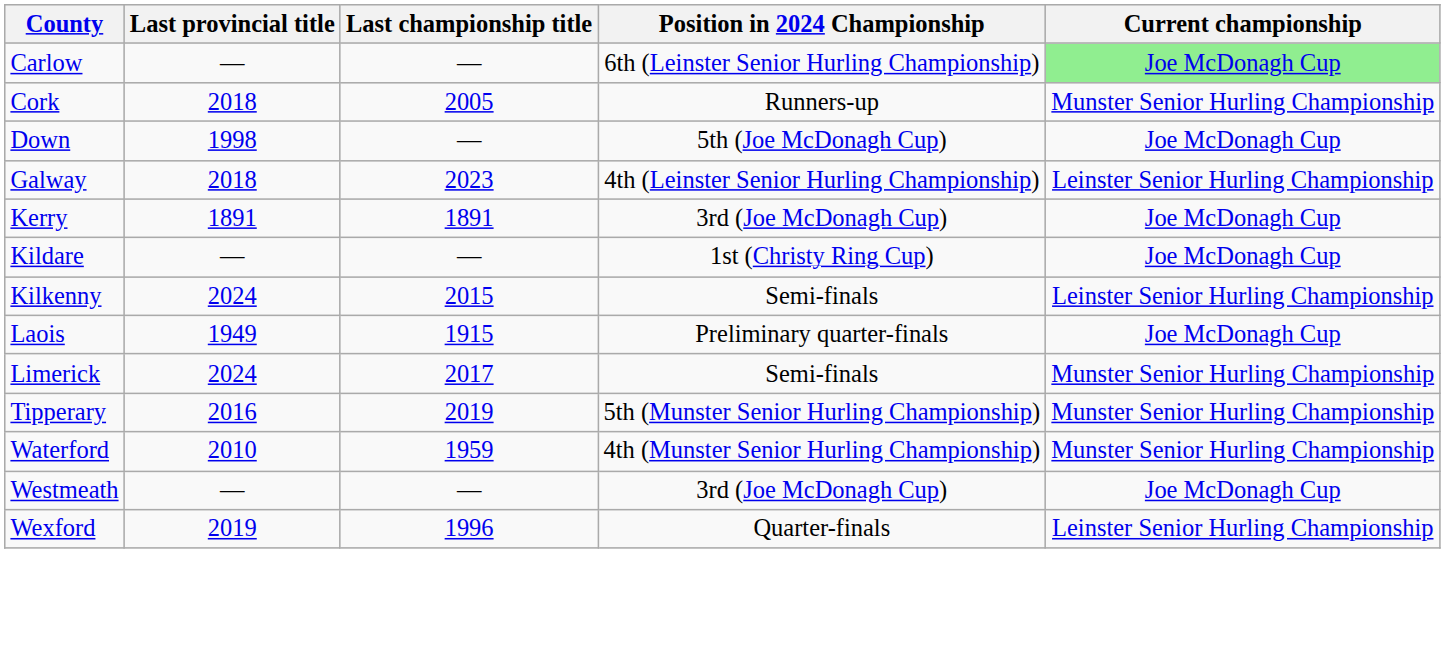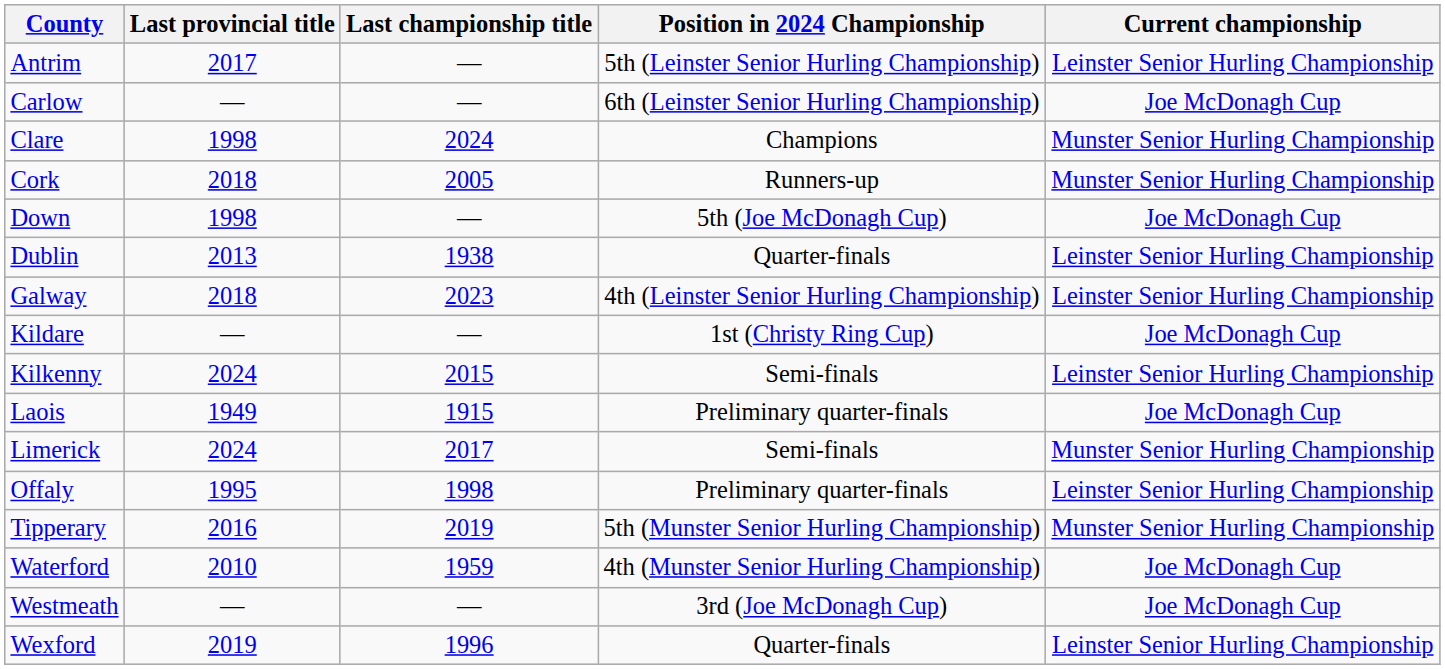+ row: (46, 62)
(1243, 62) lightgreen background -> (1243, 101) no background
+ row: (37, 140)
+ row: (44, 256)
- row: (39, 218)
+ row: (42, 489)
(1243, 450) Munster Senior Hurling Championship -> (1243, 567) Joe McDonagh Cup
